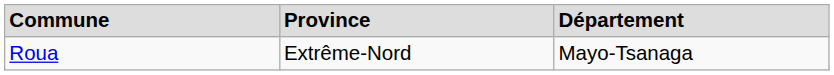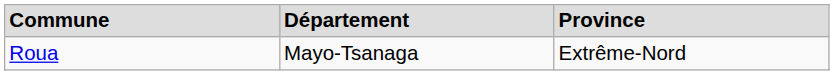columns swapped: (621, 20) <-> (327, 20)
